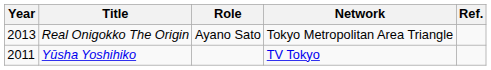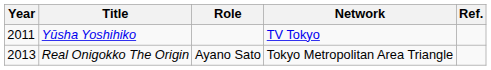rows swapped: (89, 55) <-> (115, 34)
